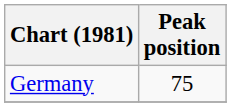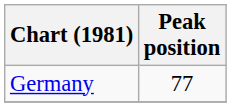(182, 83) 75 -> (182, 83) 77
